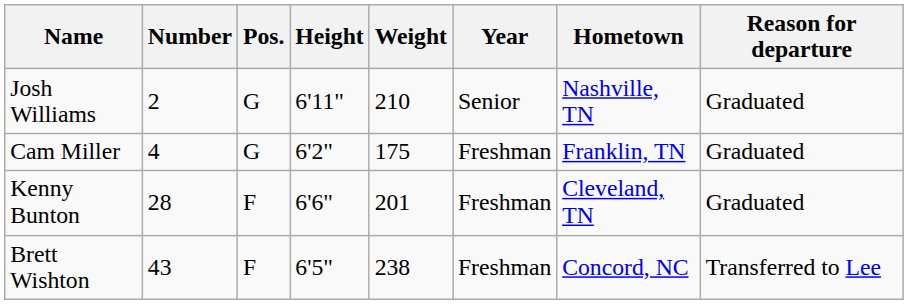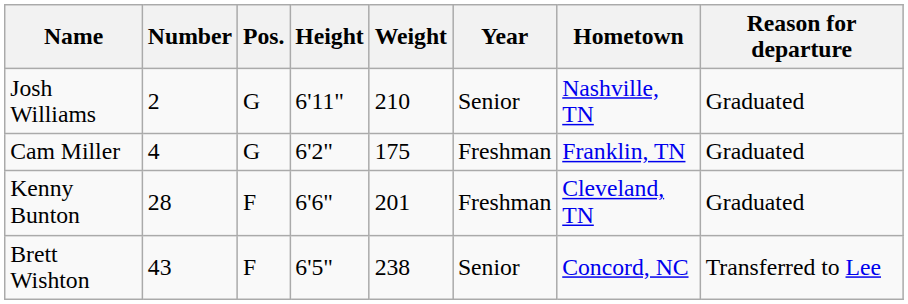(505, 266) Freshman -> (489, 266) Senior
